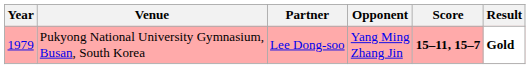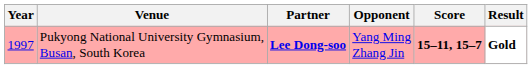(21, 45) 1979 -> (21, 45) 1997
(307, 45) normal -> (308, 45) bold
